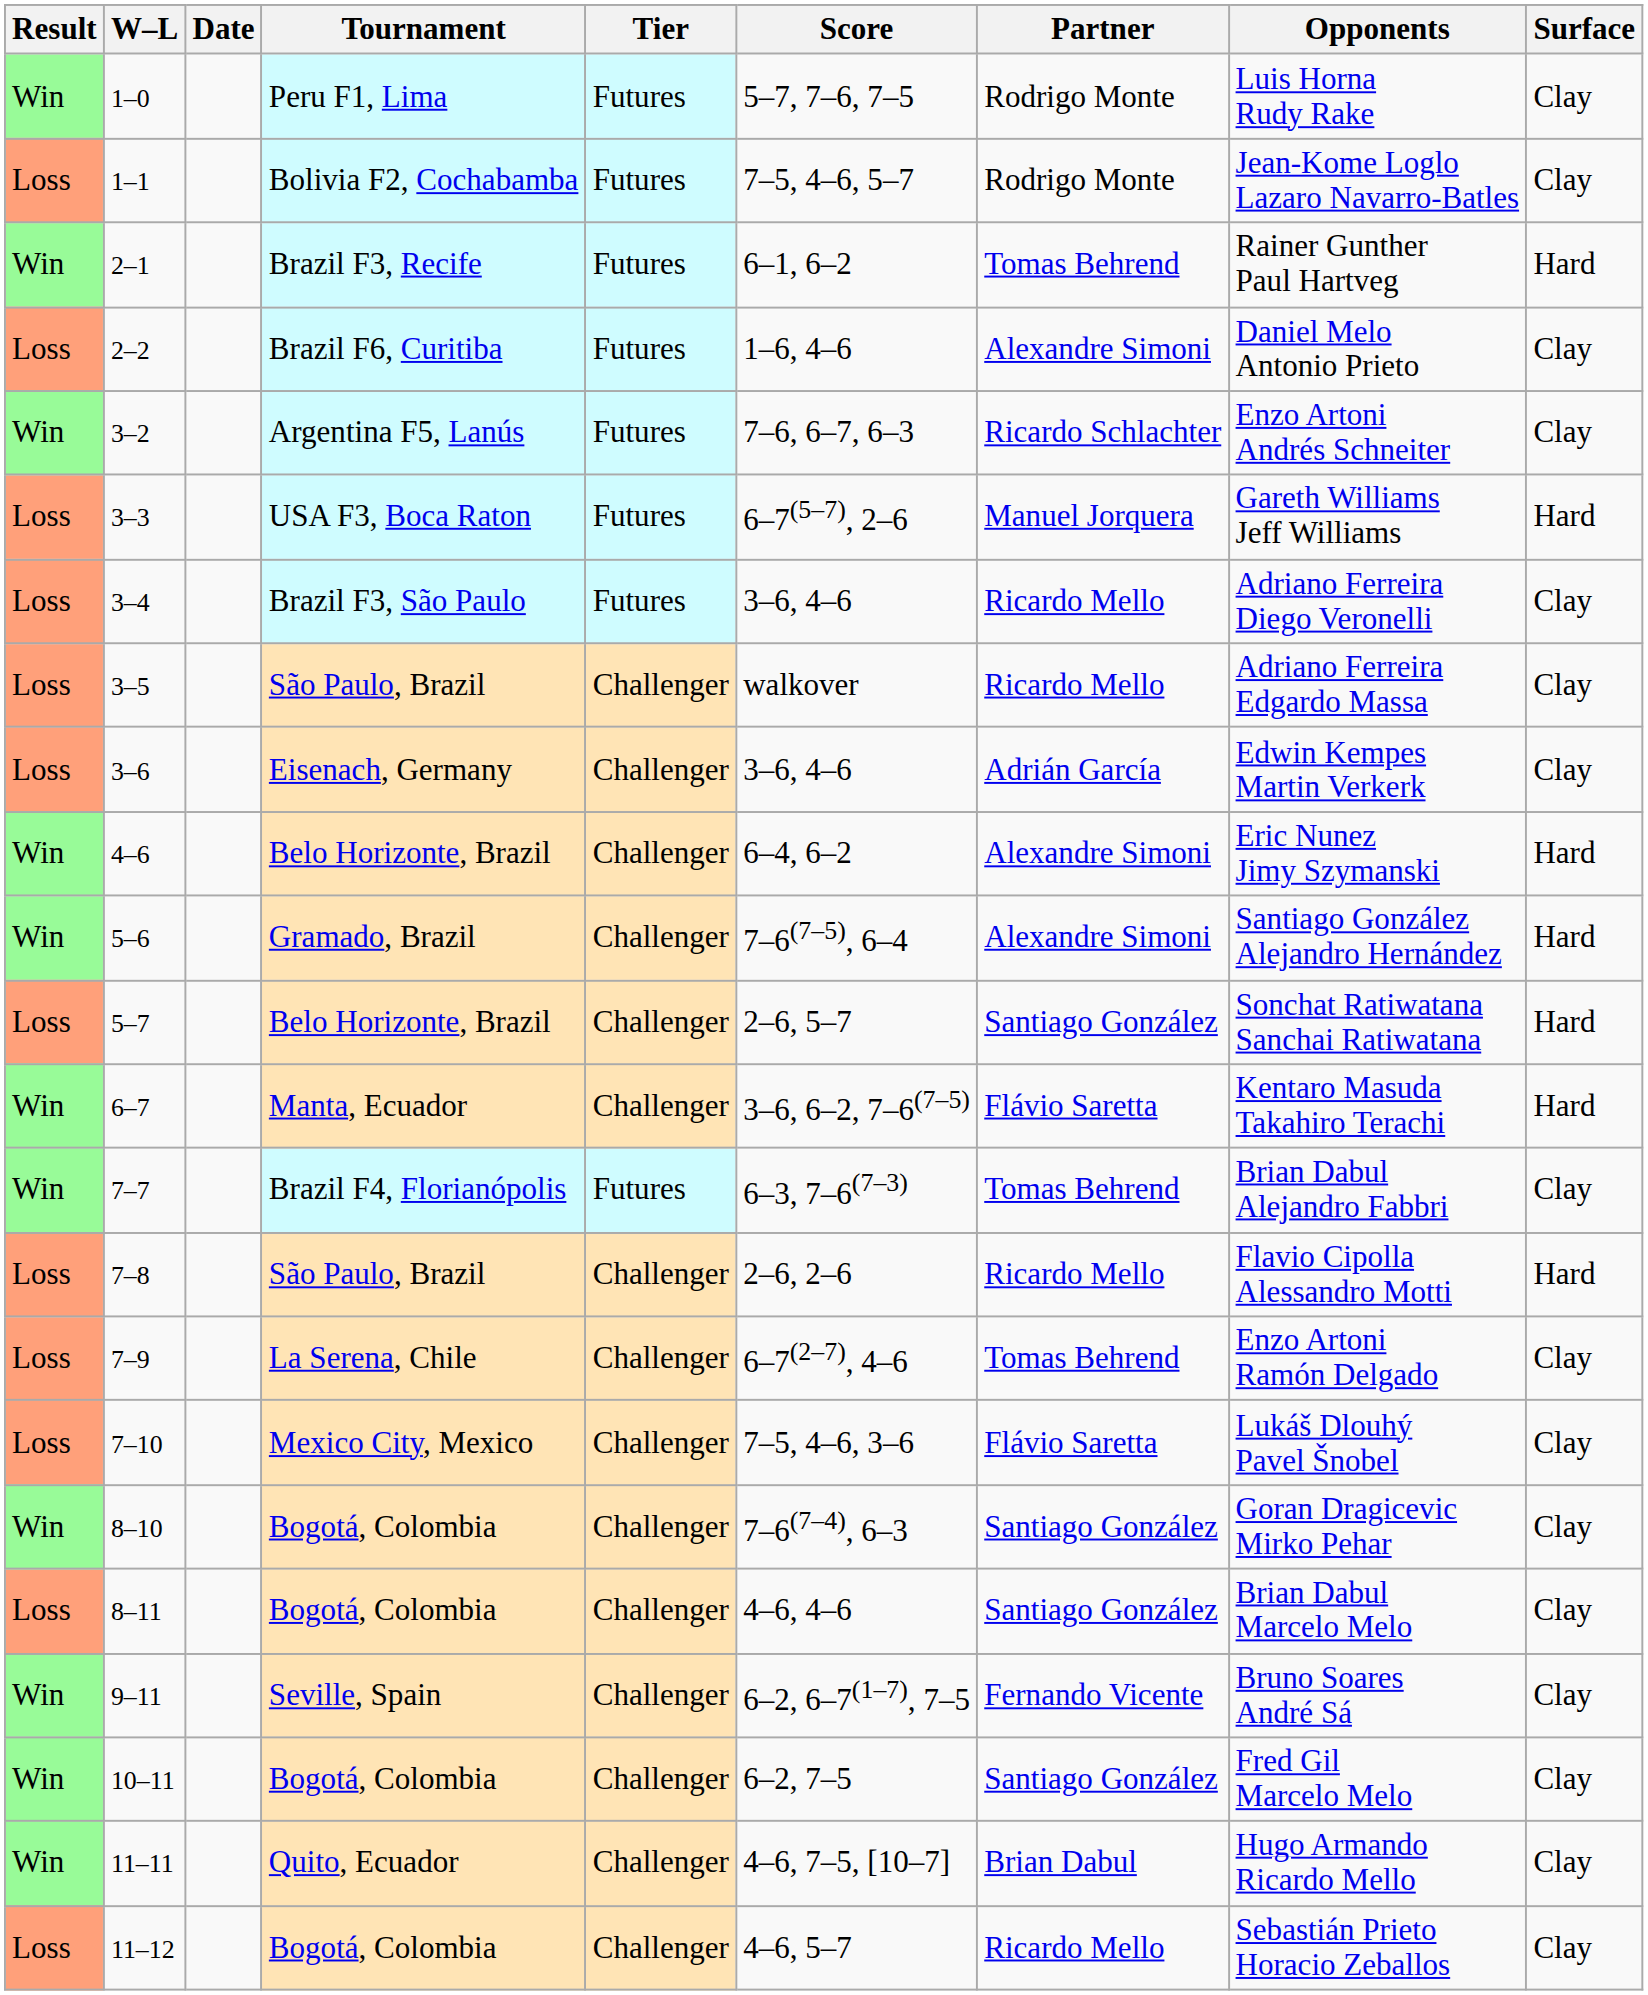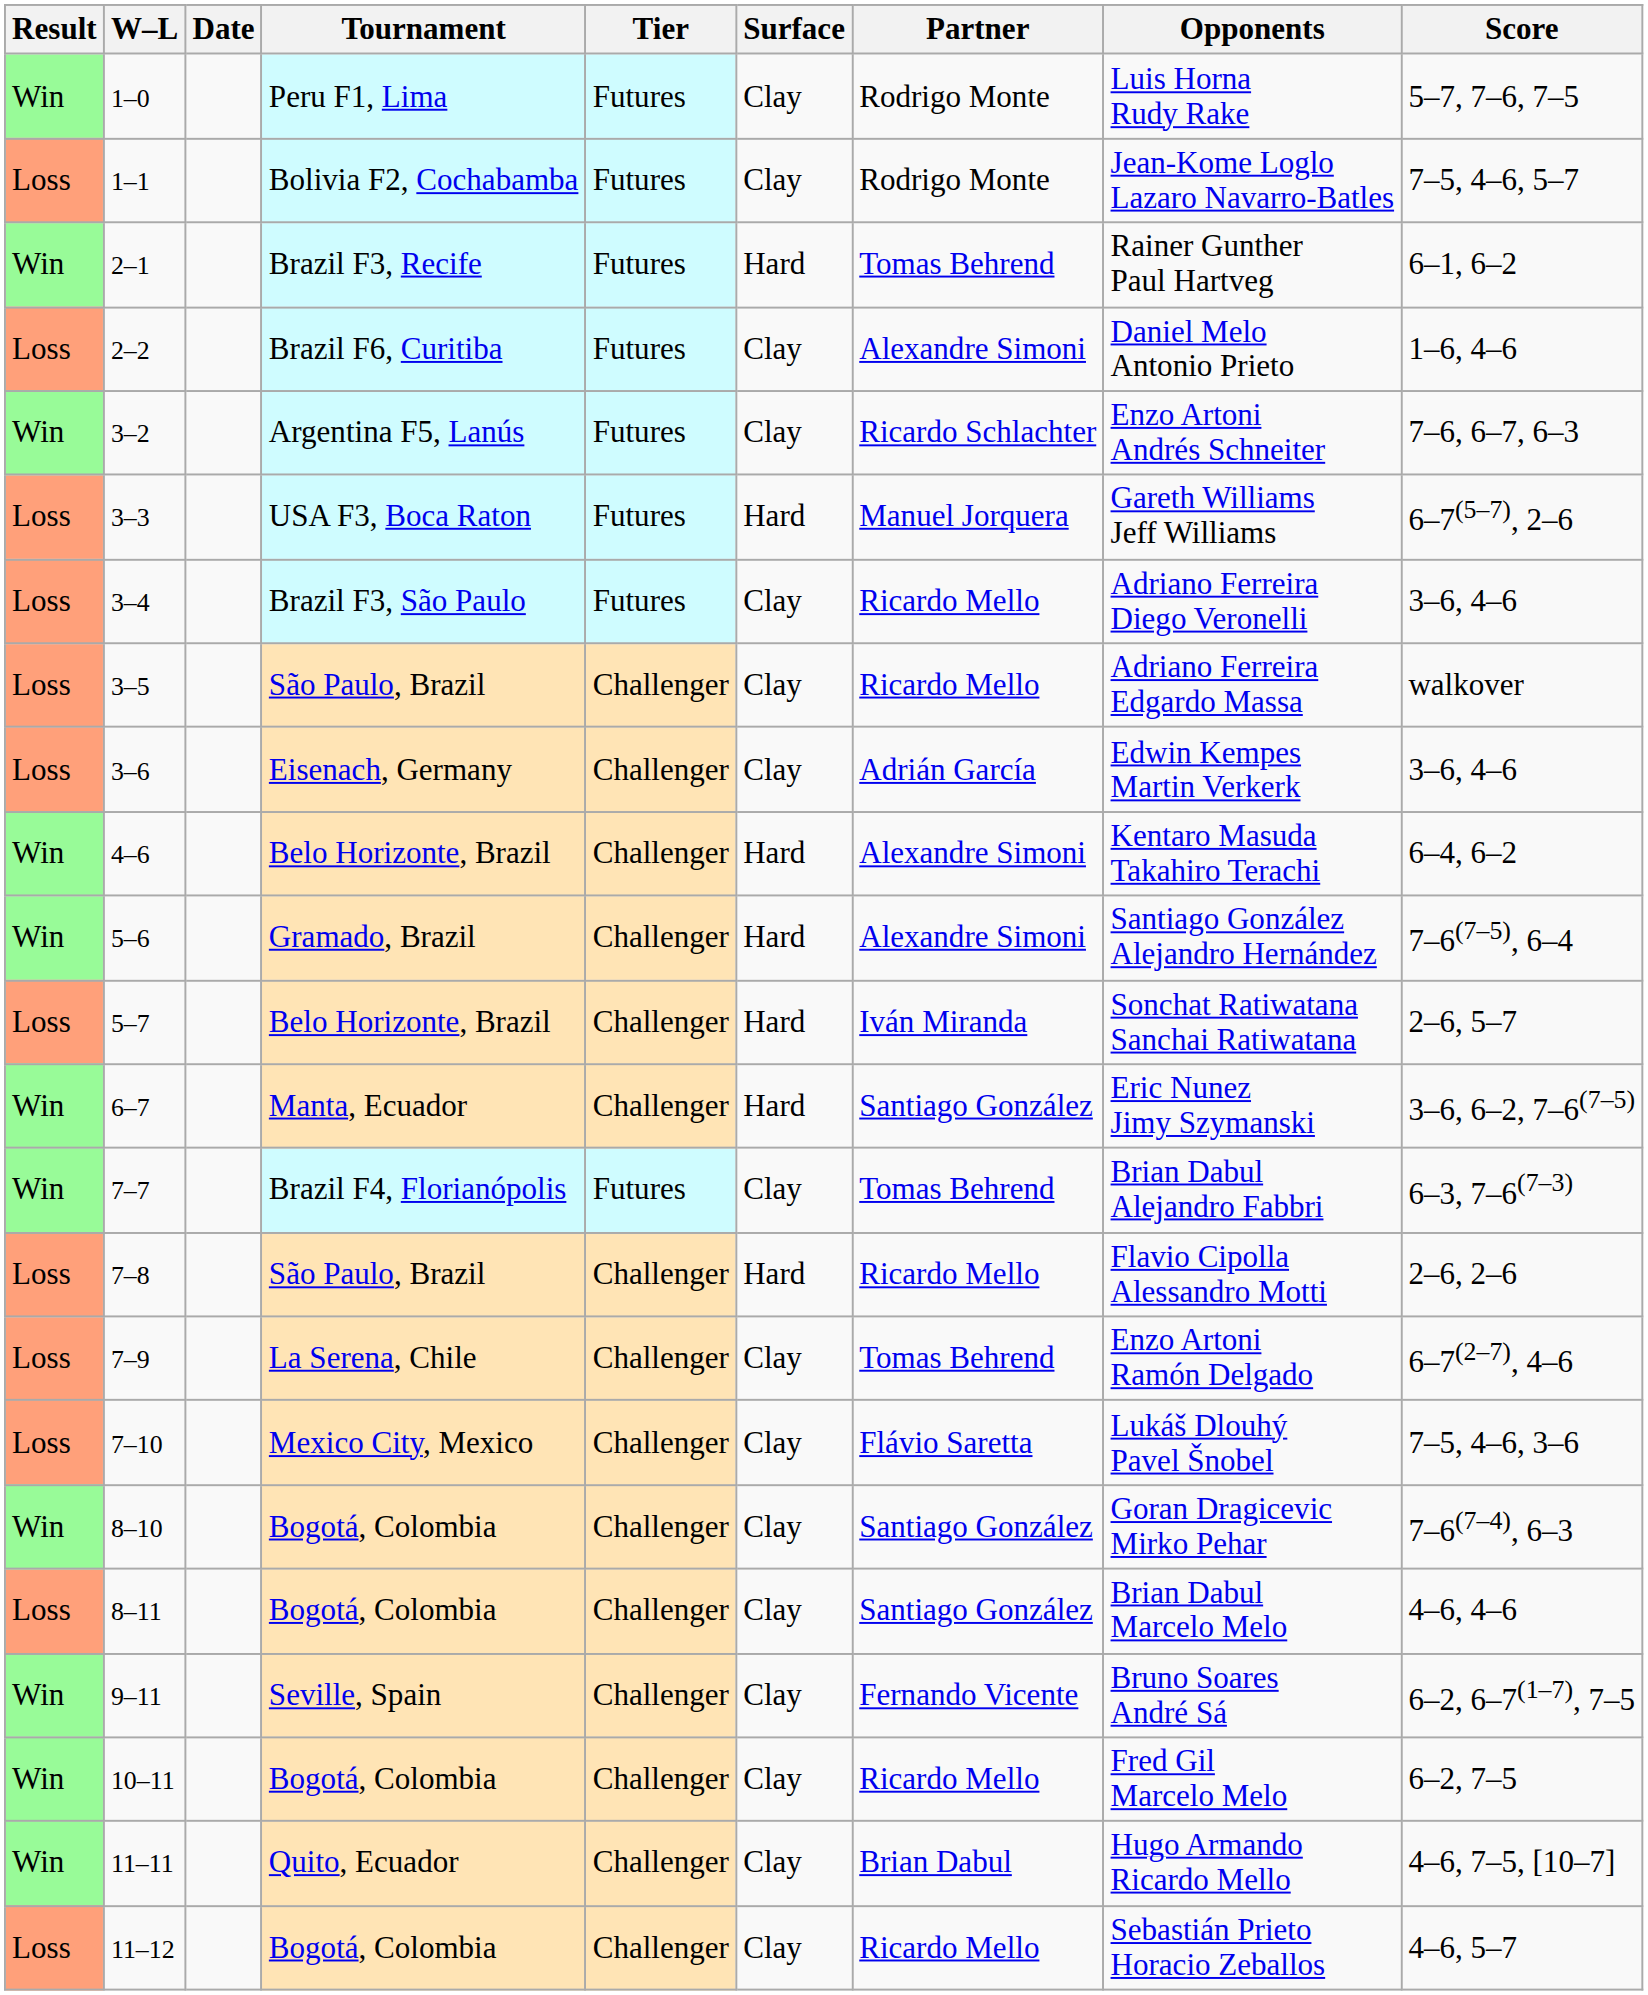columns swapped: (1584, 29) <-> (857, 29)
(1338, 853) Eric Nunez Jimy Szymanski -> (1215, 853) Kentaro Masuda Takahiro Terachi
(1101, 1021) Santiago González -> (943, 1021) Iván Miranda
(1071, 1105) Flávio Saretta -> (976, 1105) Santiago González
(1340, 1105) Kentaro Masuda Takahiro Terachi -> (1213, 1105) Eric Nunez Jimy Szymanski
(1101, 1778) Santiago González -> (949, 1778) Ricardo Mello
